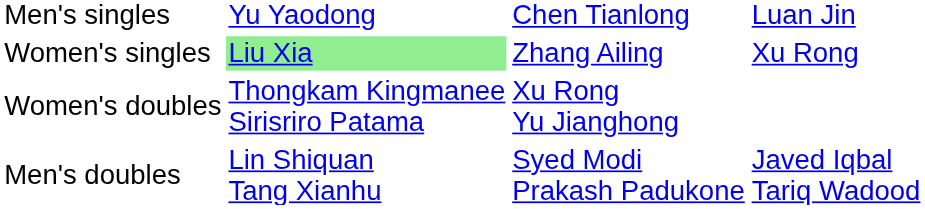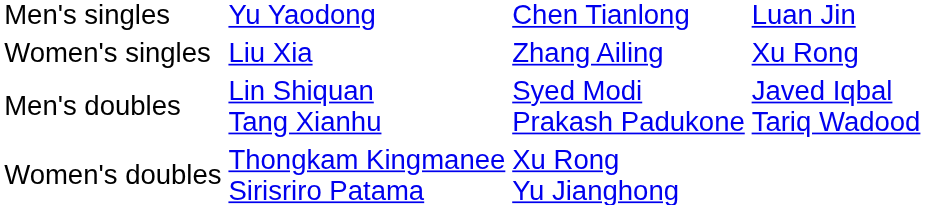(271, 53) lightgreen background -> (271, 53) no background
rows swapped: (92, 175) <-> (113, 106)
